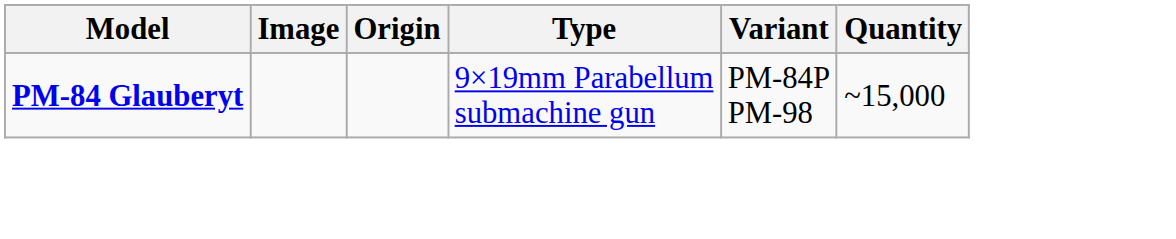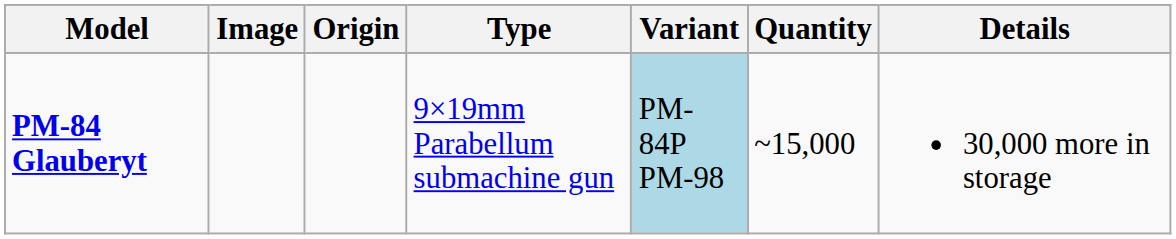+ column: (1025, 28)
(779, 94) no background -> (681, 142) lightblue background
